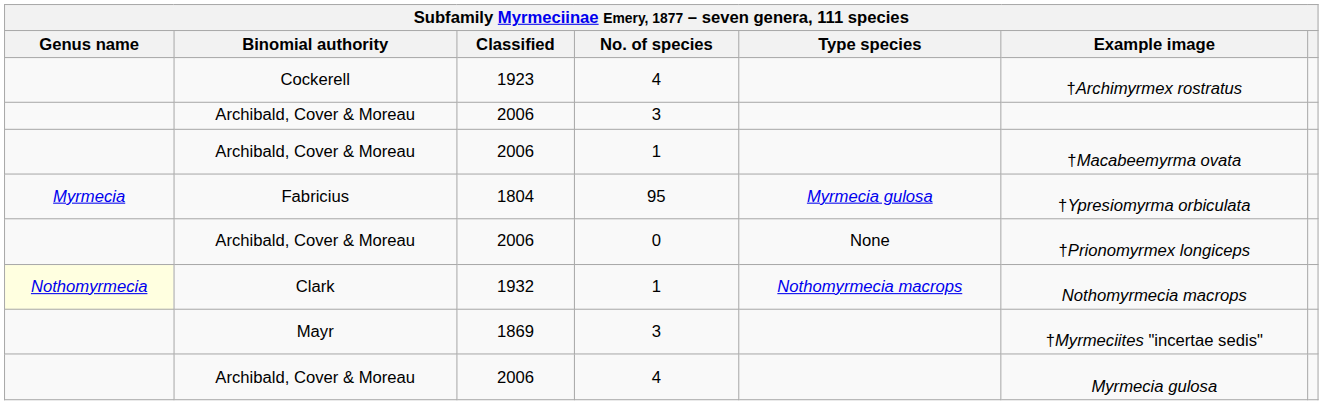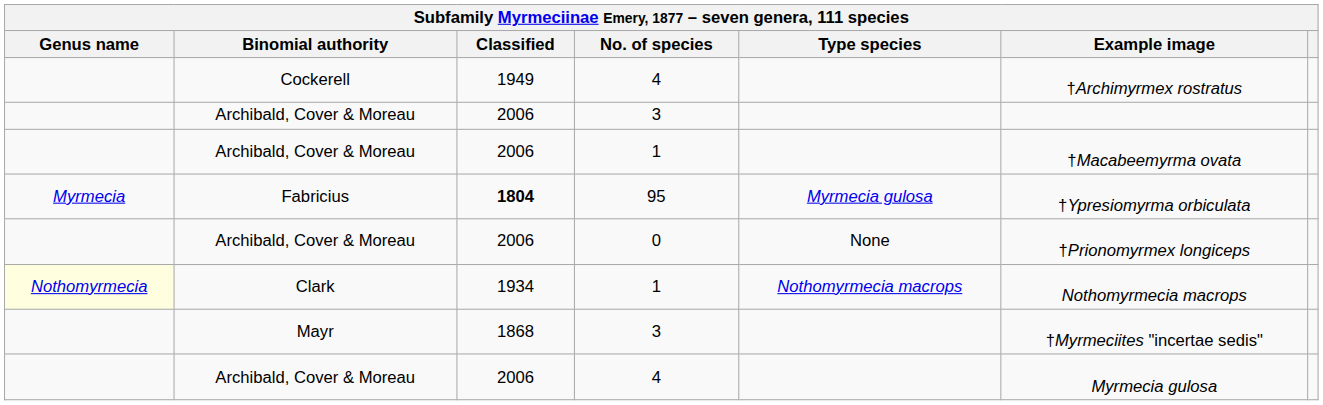(515, 79) 1923 -> (515, 79) 1949
(515, 196) normal -> (515, 196) bold
(515, 286) 1932 -> (515, 286) 1934
(515, 331) 1869 -> (515, 331) 1868
